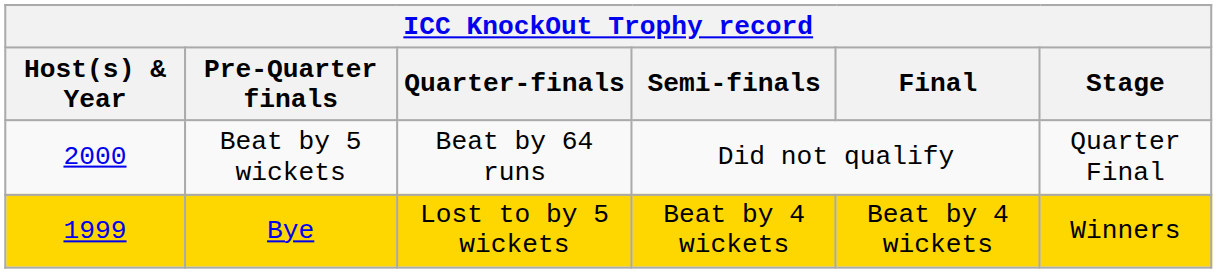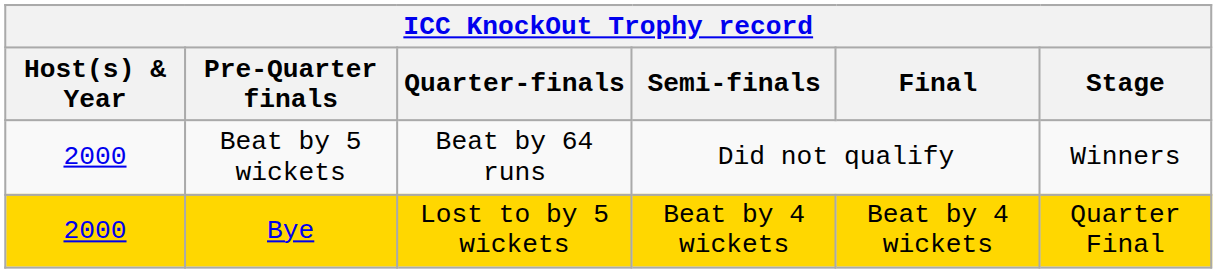(1125, 157) Quarter Final -> (1125, 157) Winners
(95, 231) 1999 -> (95, 231) 2000
(1125, 231) Winners -> (1125, 231) Quarter Final
